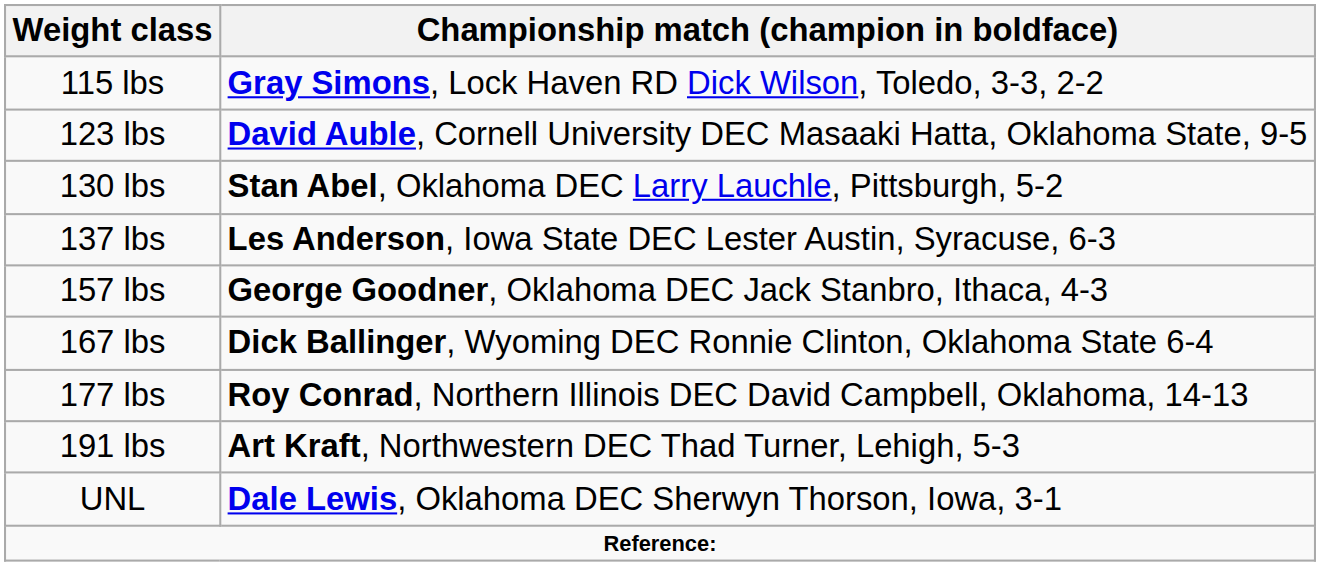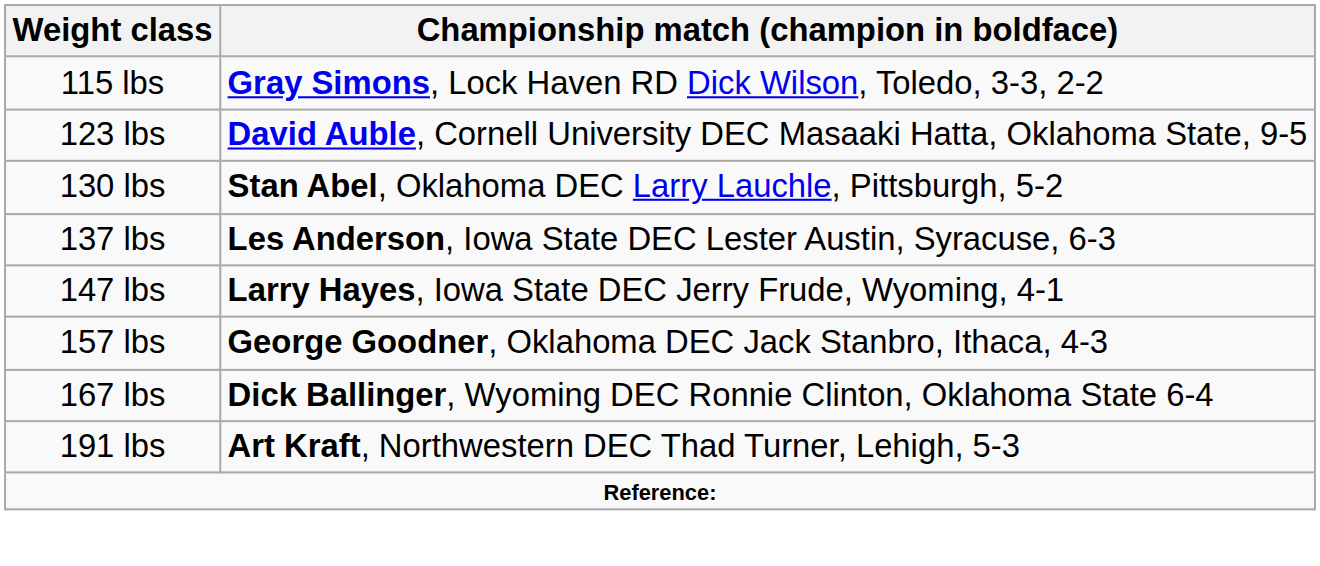+ row: (113, 290)
- row: (113, 394)
- row: (113, 498)
